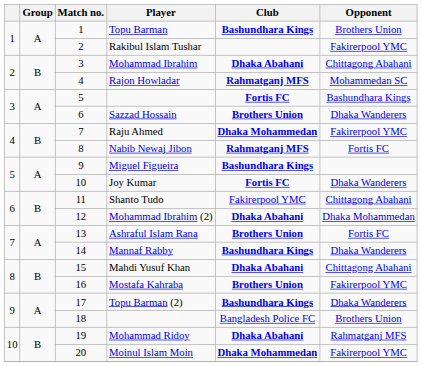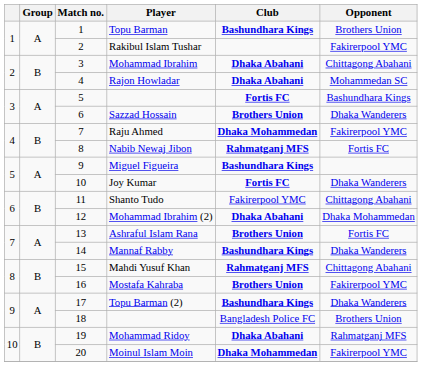(267, 81) Rahmatganj MFS -> (267, 81) Dhaka Abahani
(267, 268) Dhaka Abahani -> (267, 268) Rahmatganj MFS
